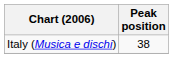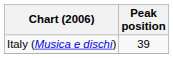(144, 44) 38 -> (144, 44) 39
